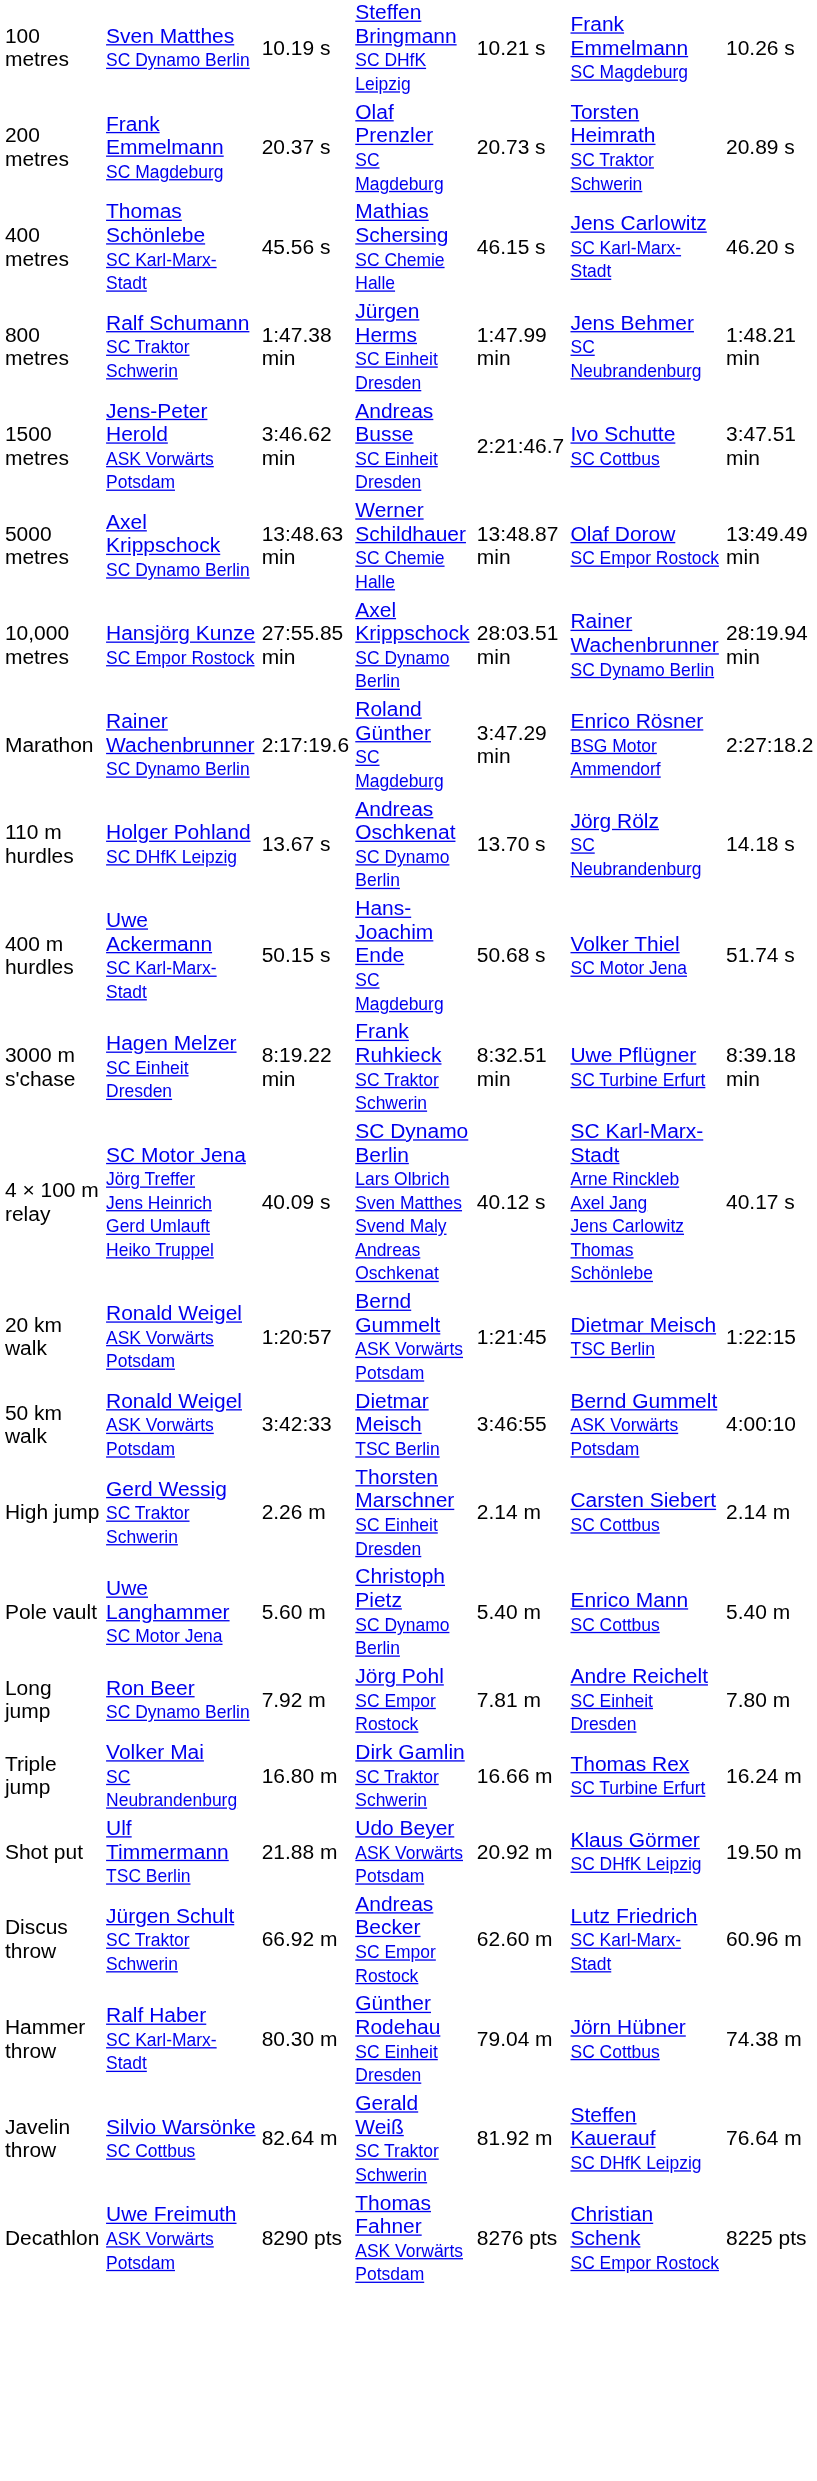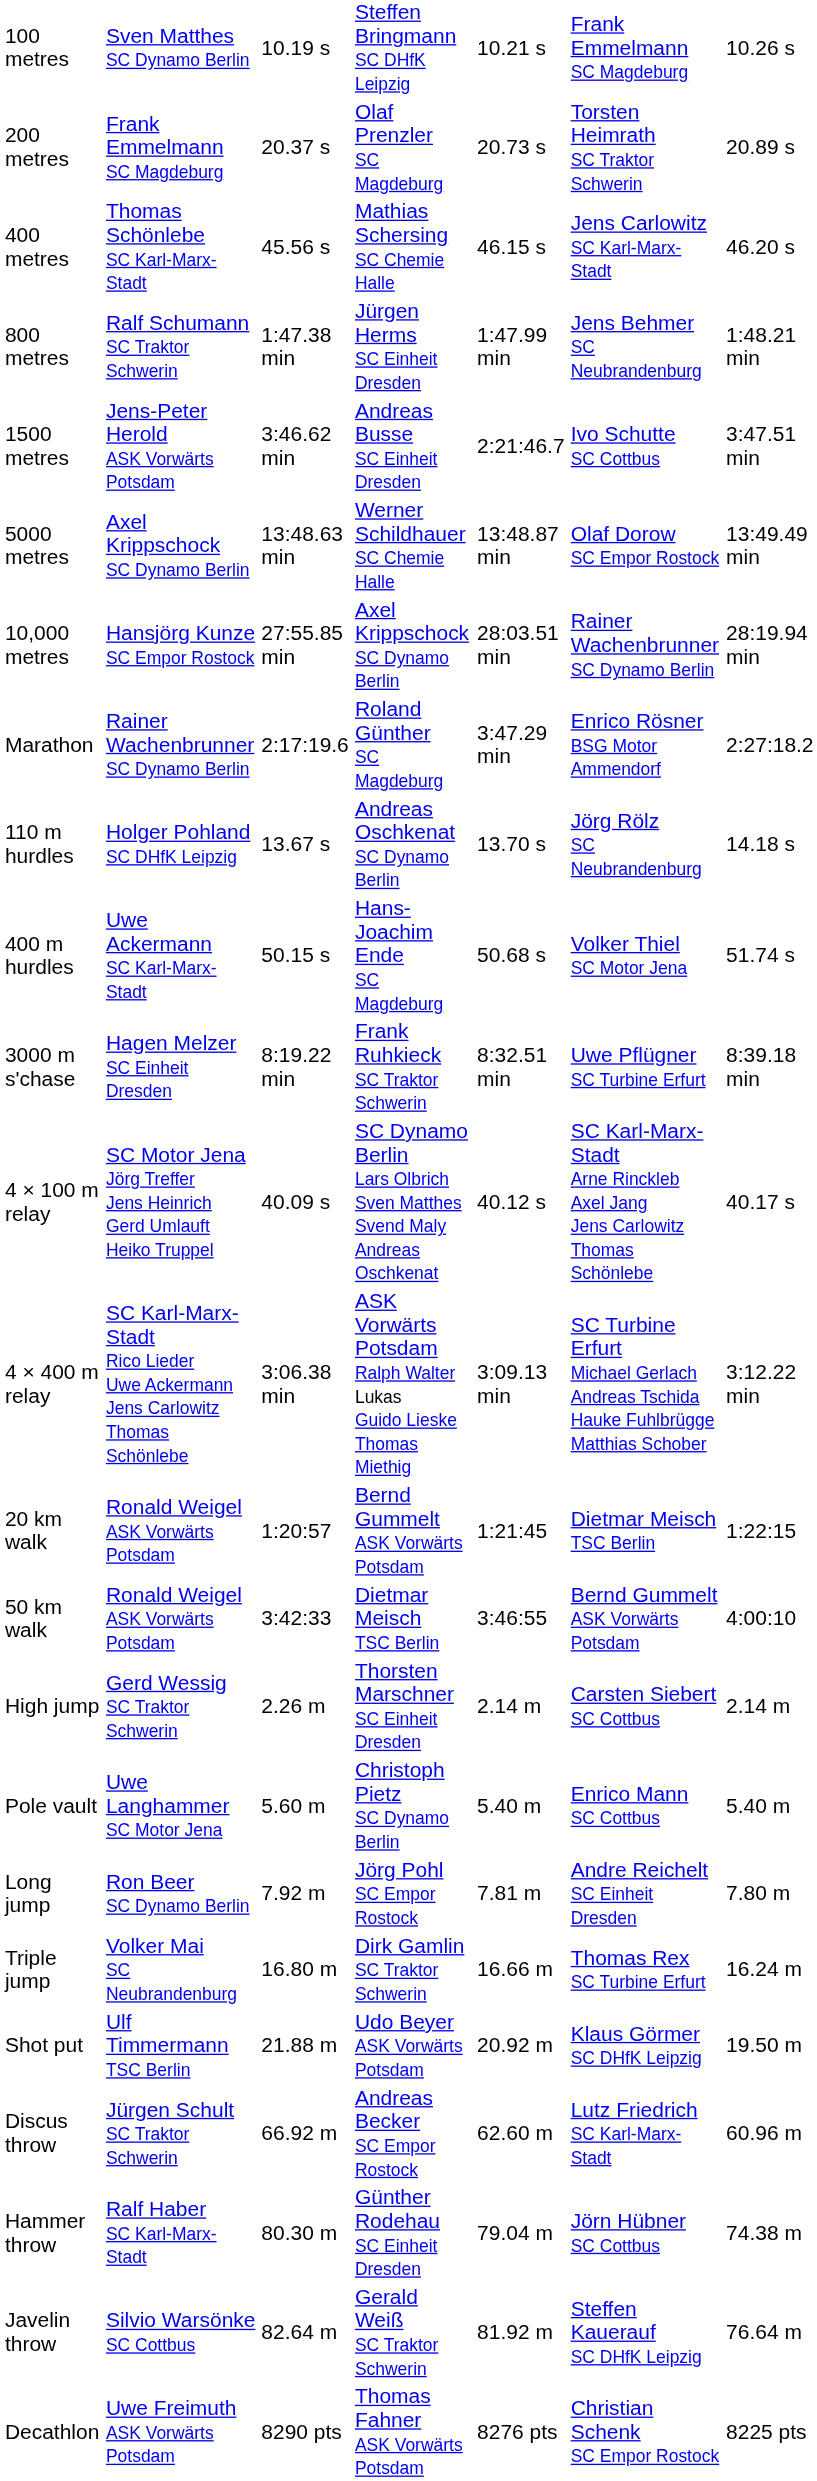+ row: (52, 1384)
